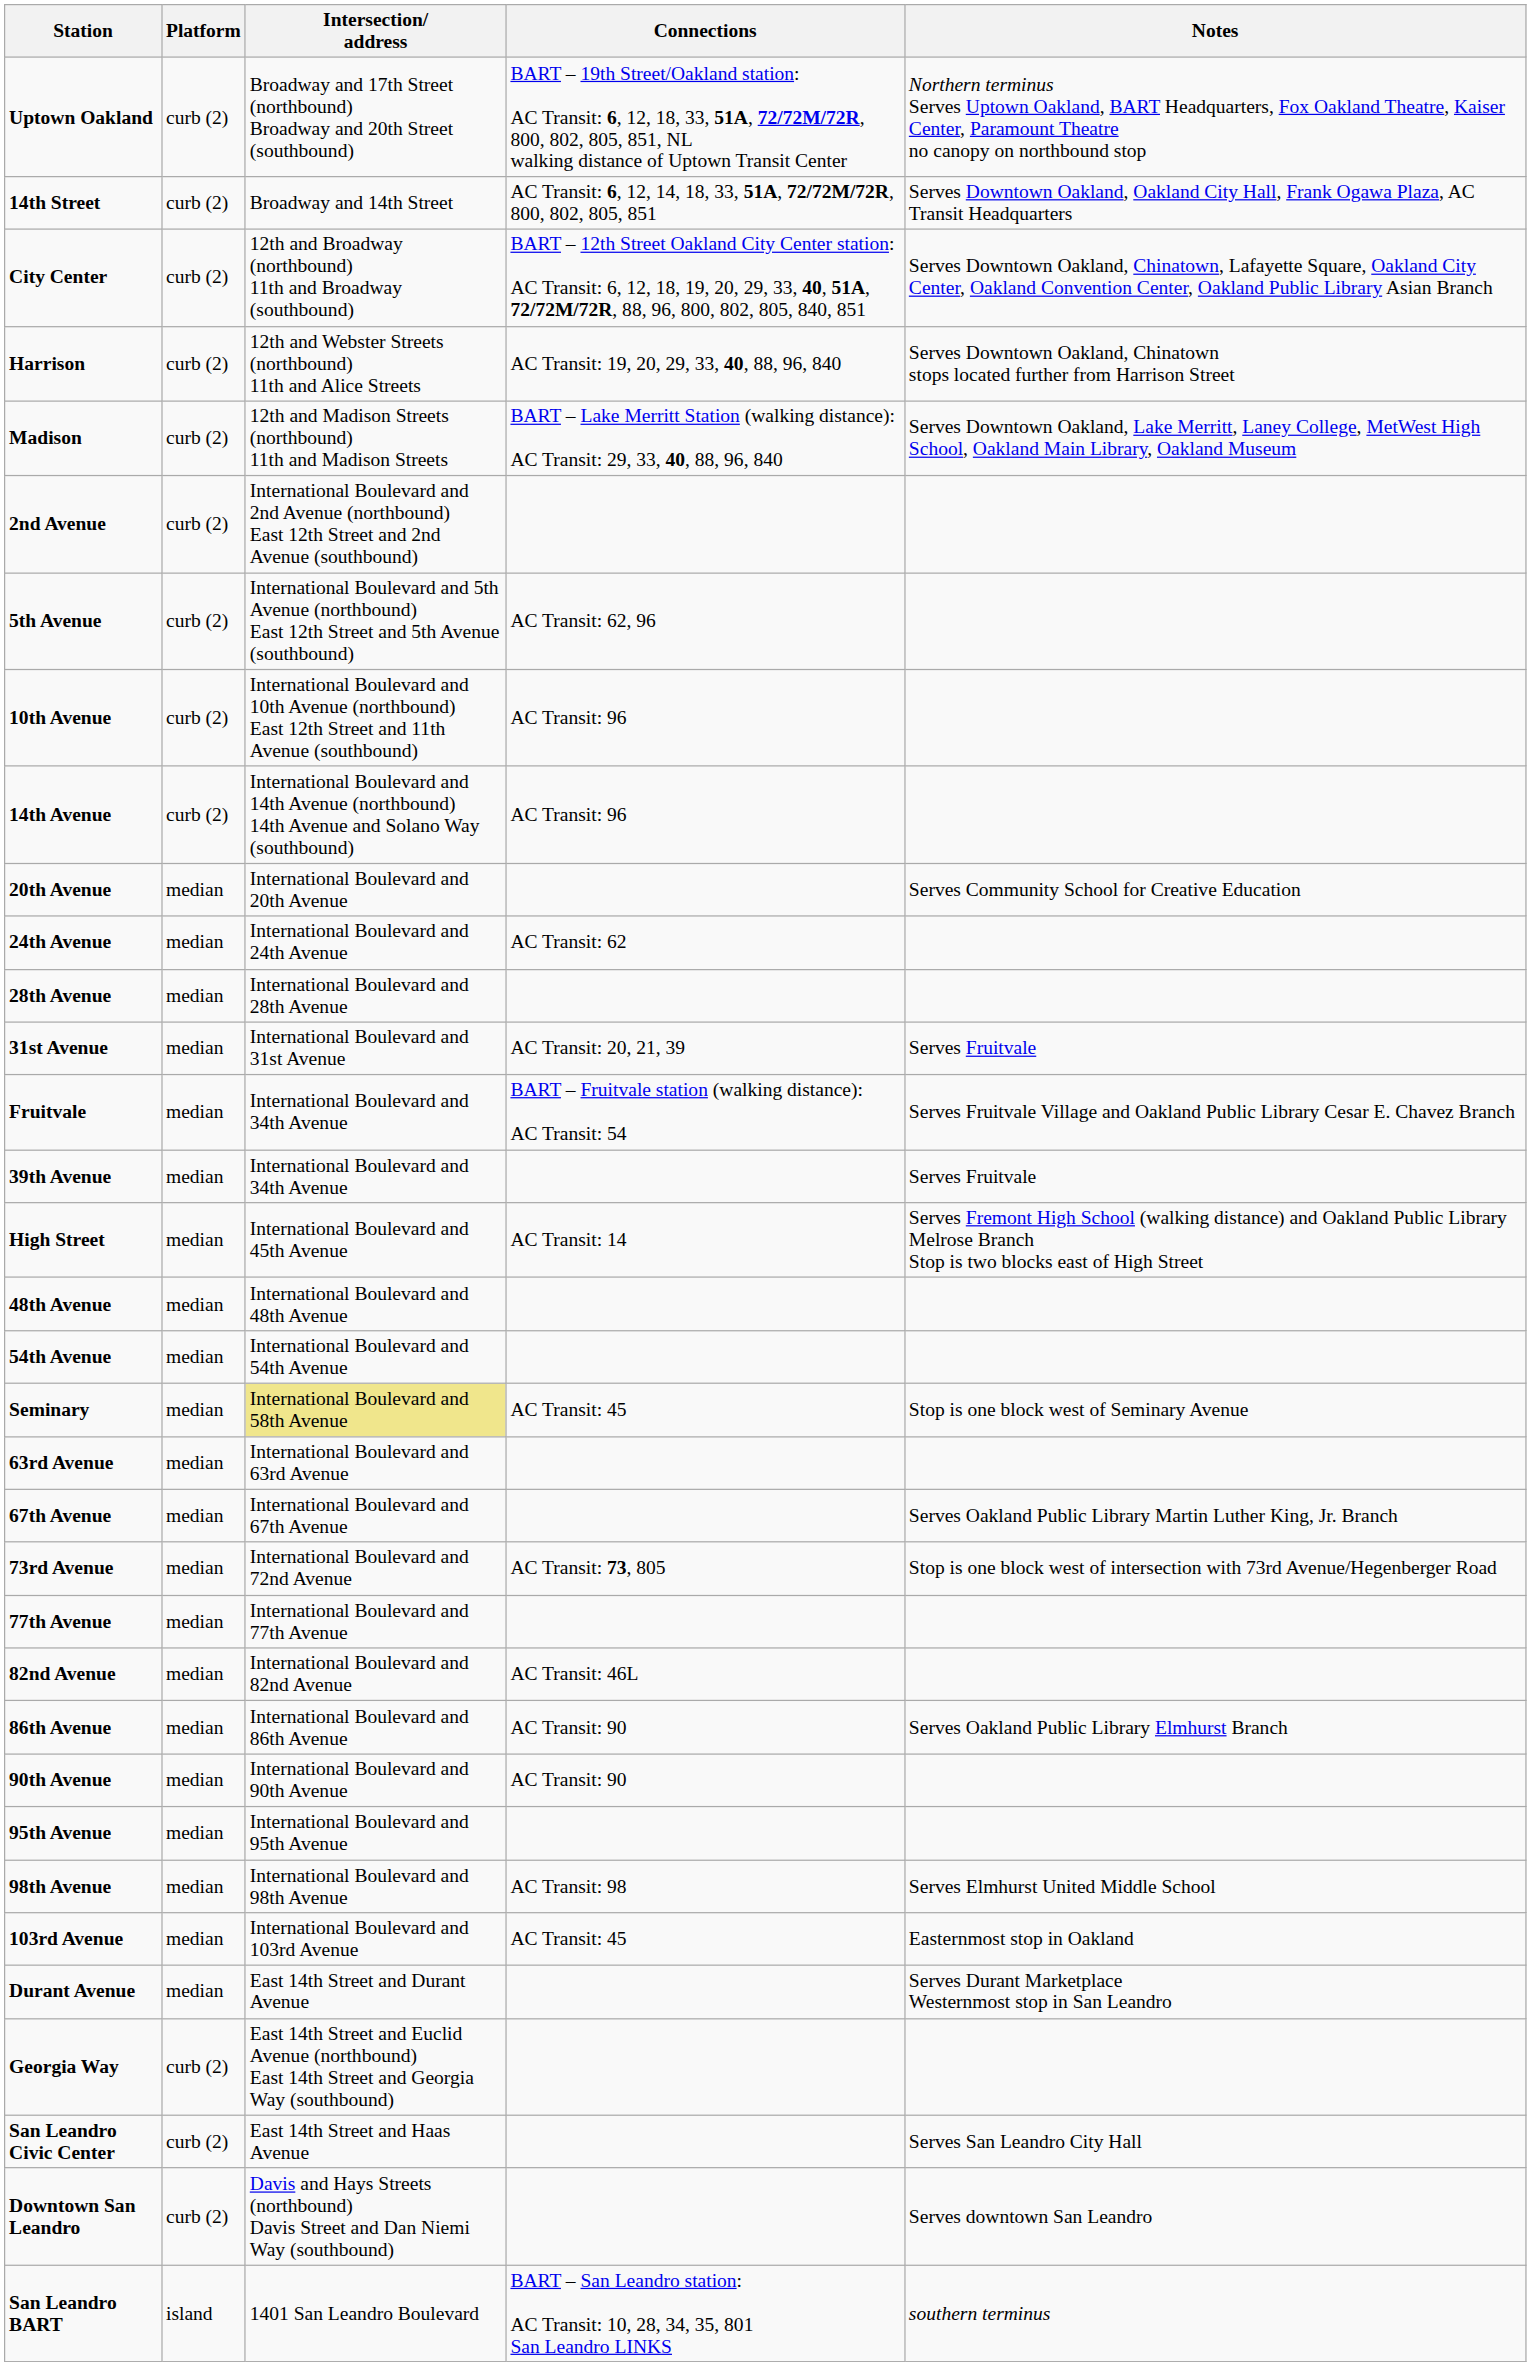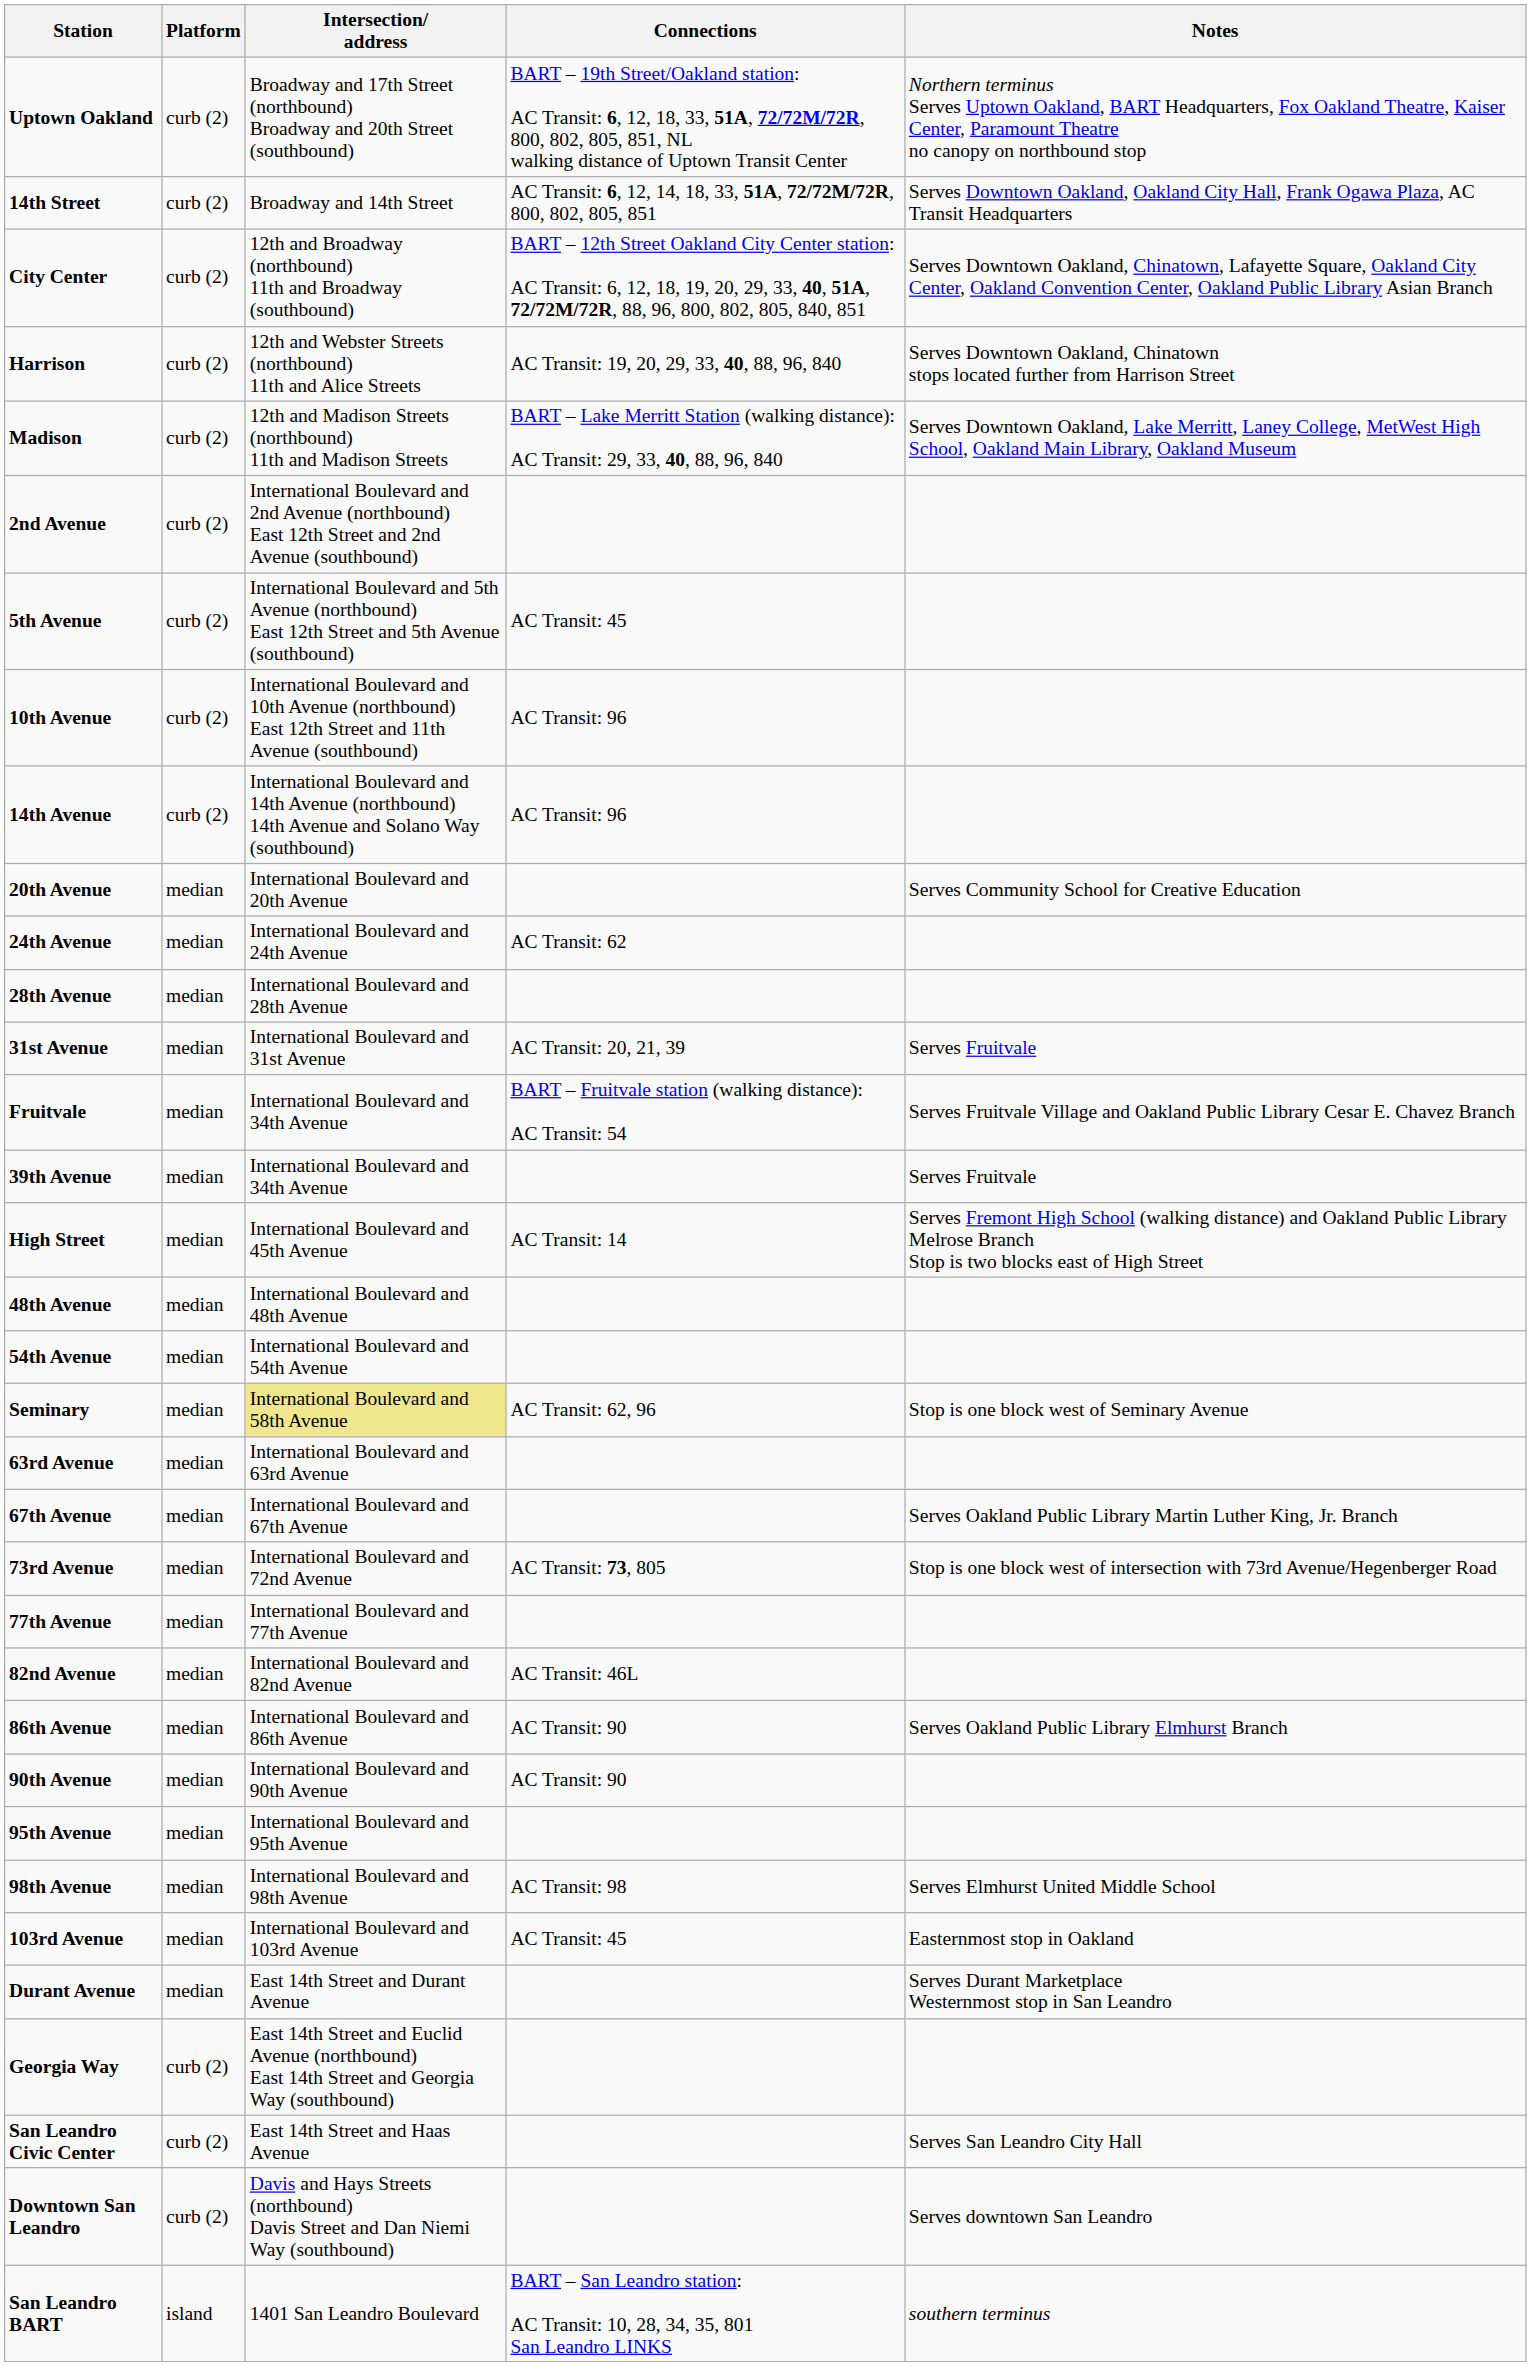(583, 620) AC Transit: 62, 96 -> (568, 620) AC Transit: 45
(568, 1409) AC Transit: 45 -> (583, 1409) AC Transit: 62, 96
